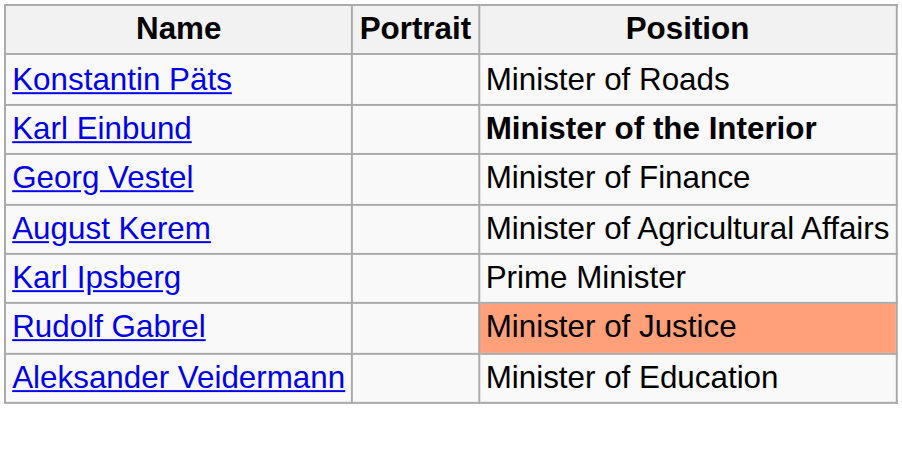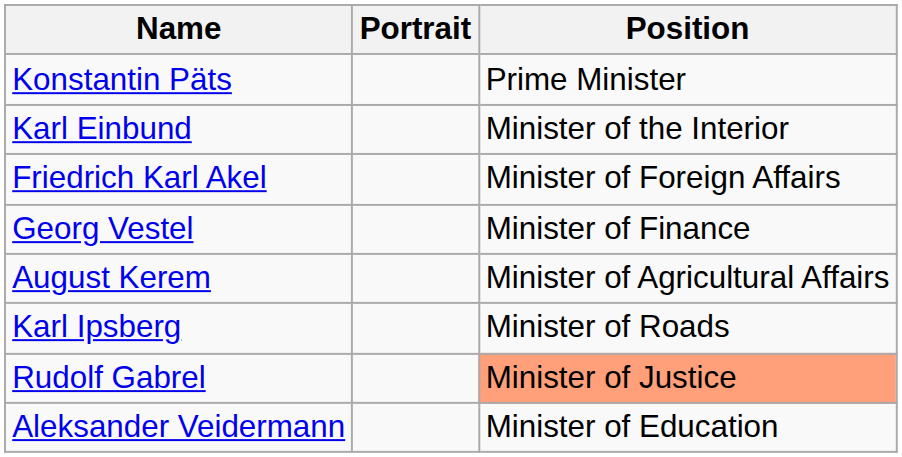(608, 79) Minister of Roads -> (586, 79) Prime Minister
(651, 128) bold -> (637, 128) normal
+ row: (139, 178)
(586, 278) Prime Minister -> (608, 327) Minister of Roads
